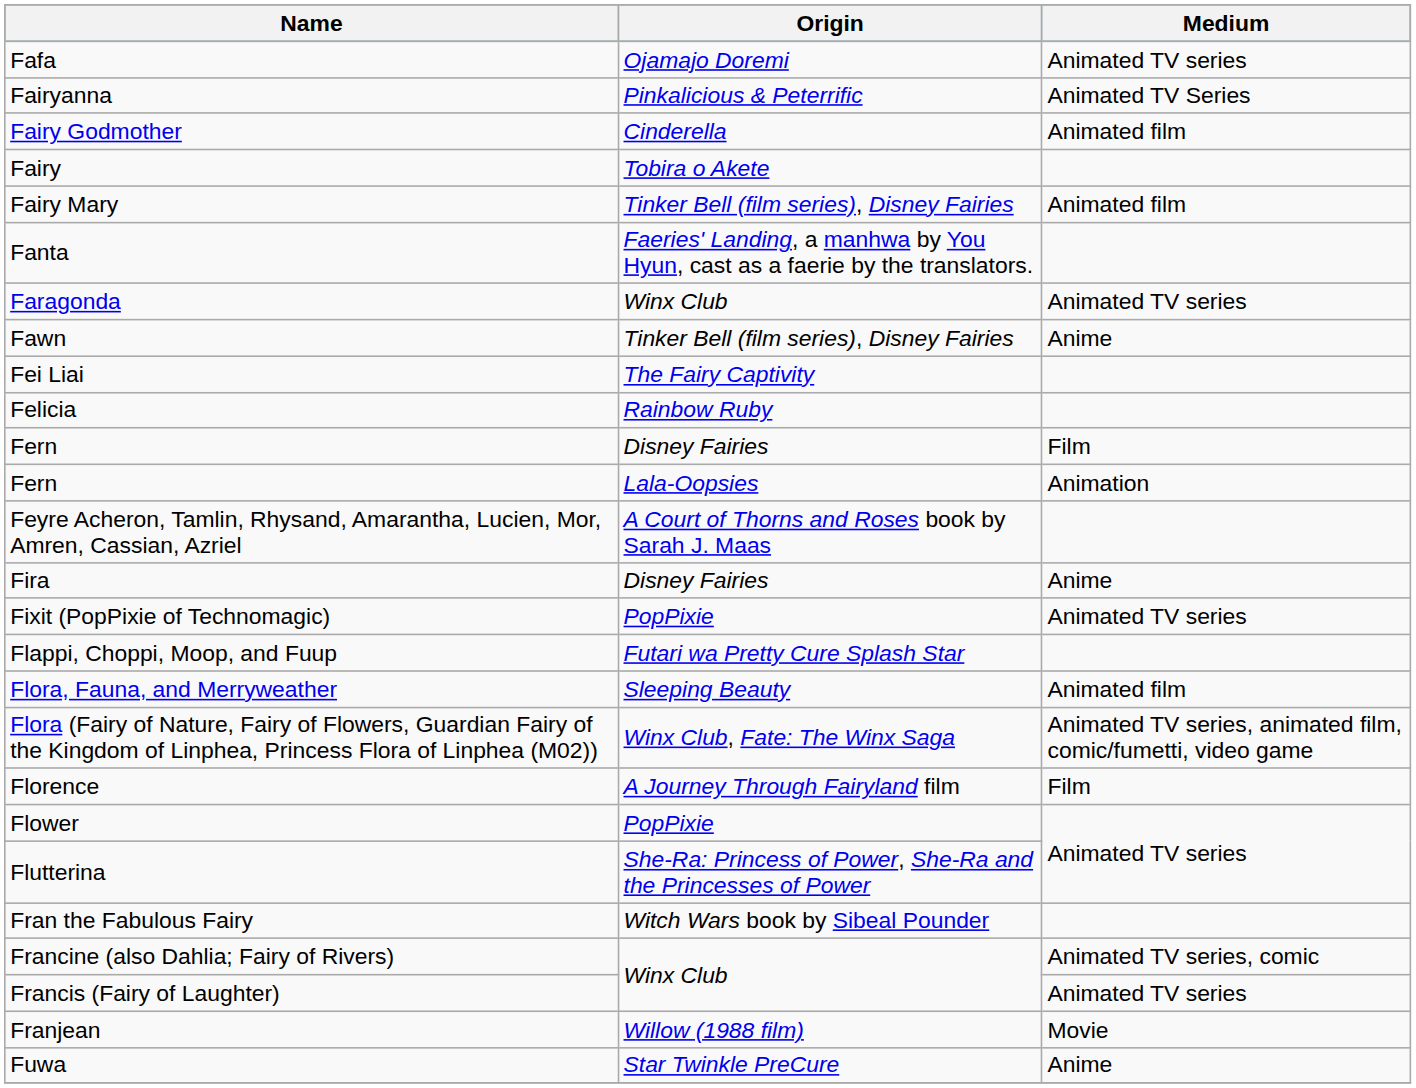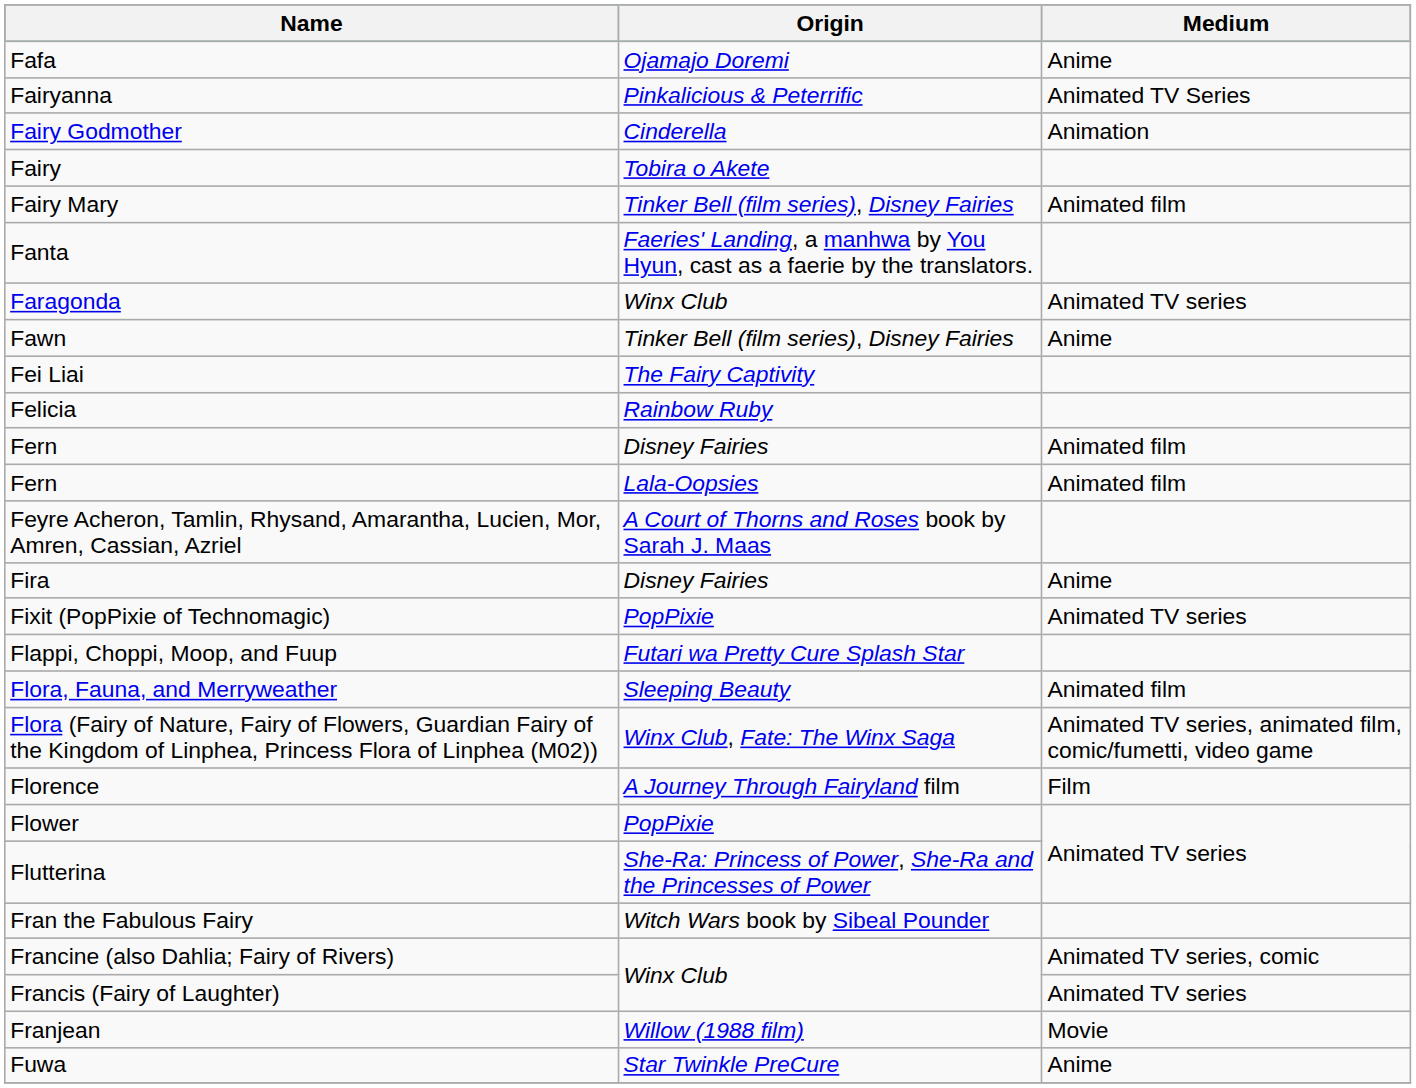(1147, 59) Animated TV series -> (1080, 59) Anime
(1117, 132) Animated film -> (1098, 132) Animation
(1069, 447) Film -> (1117, 447) Animated film
(1098, 483) Animation -> (1117, 483) Animated film
